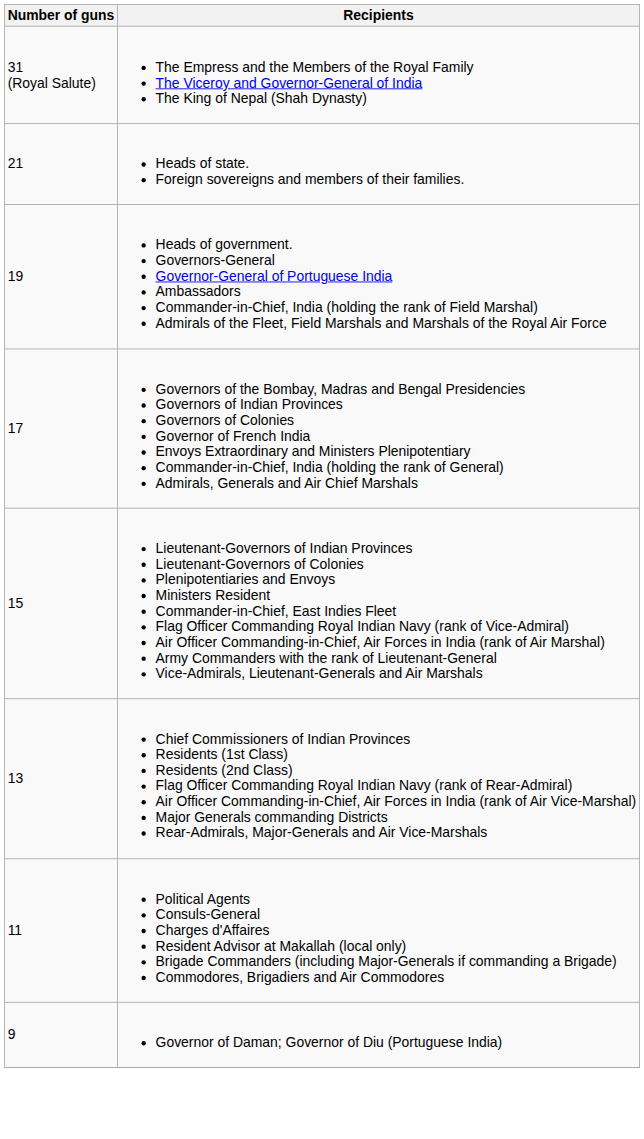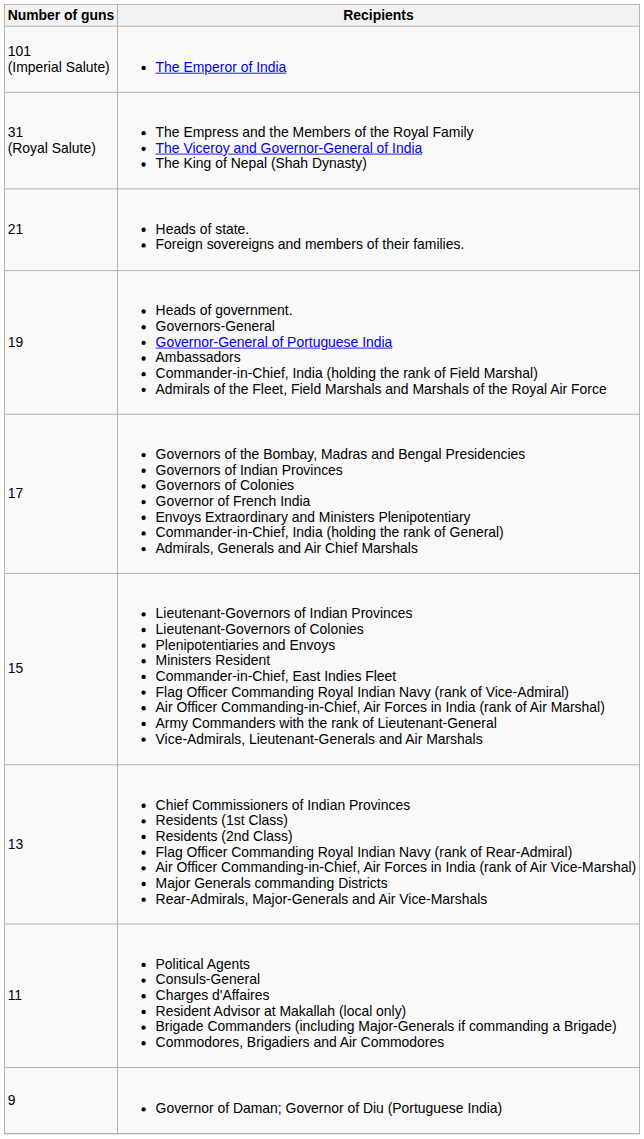+ row: (379, 67)
